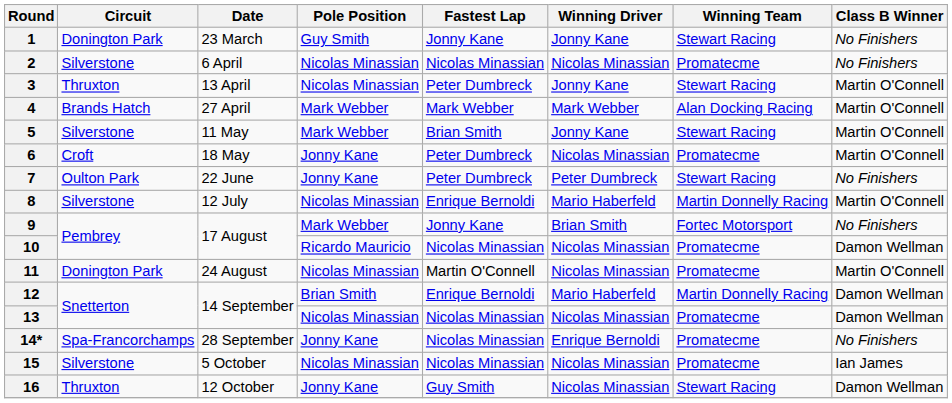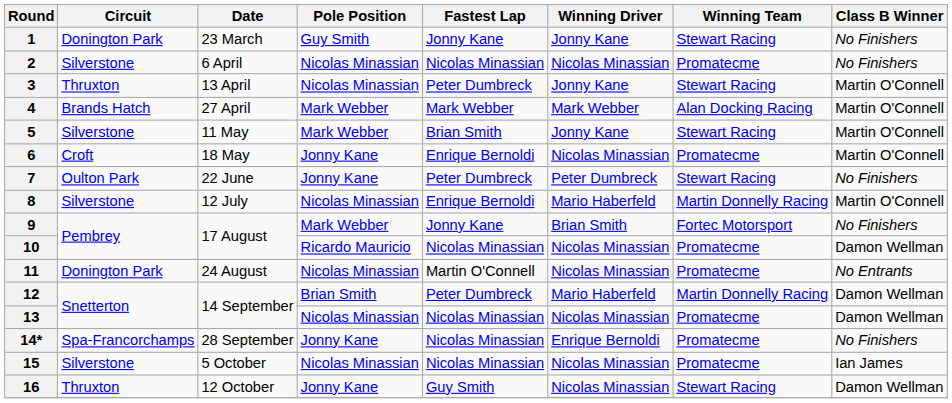(479, 155) Peter Dumbreck -> (480, 155) Enrique Bernoldi
(890, 270) Martin O'Connell -> (874, 270) No Entrants
(480, 294) Enrique Bernoldi -> (479, 294) Peter Dumbreck
